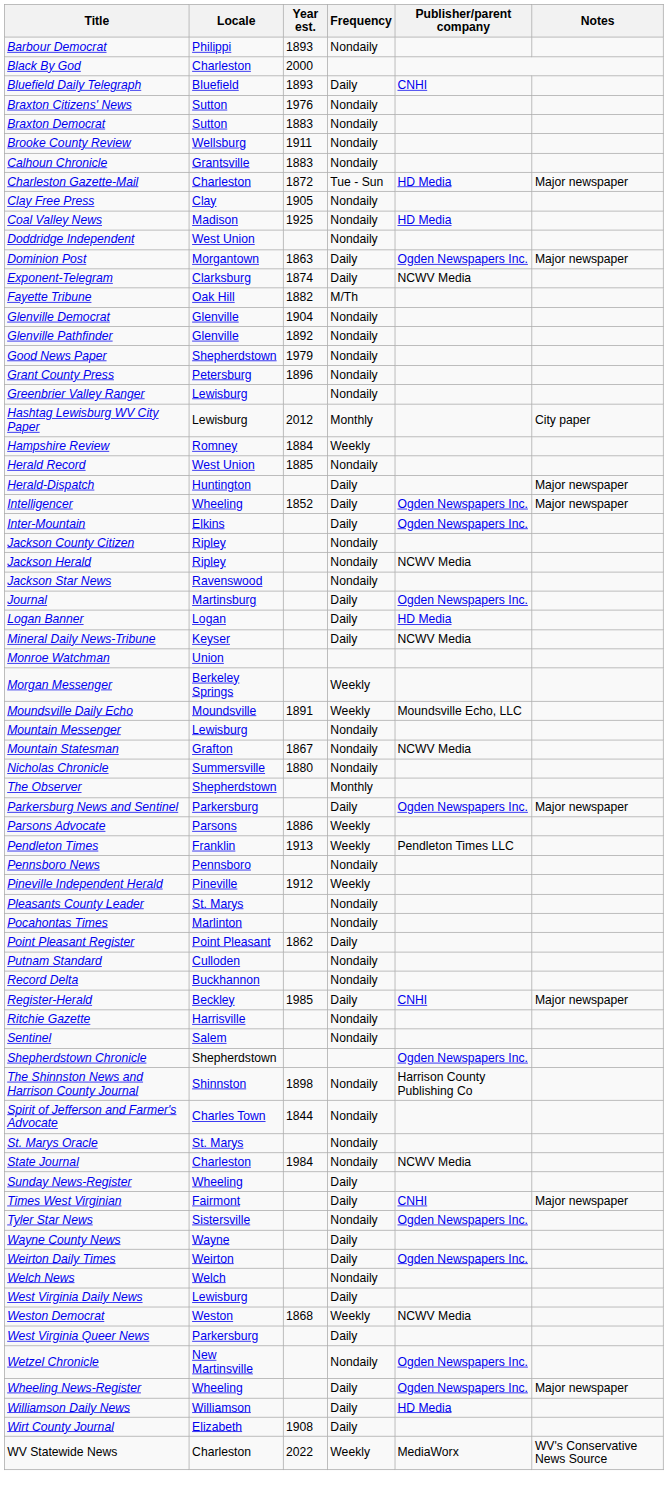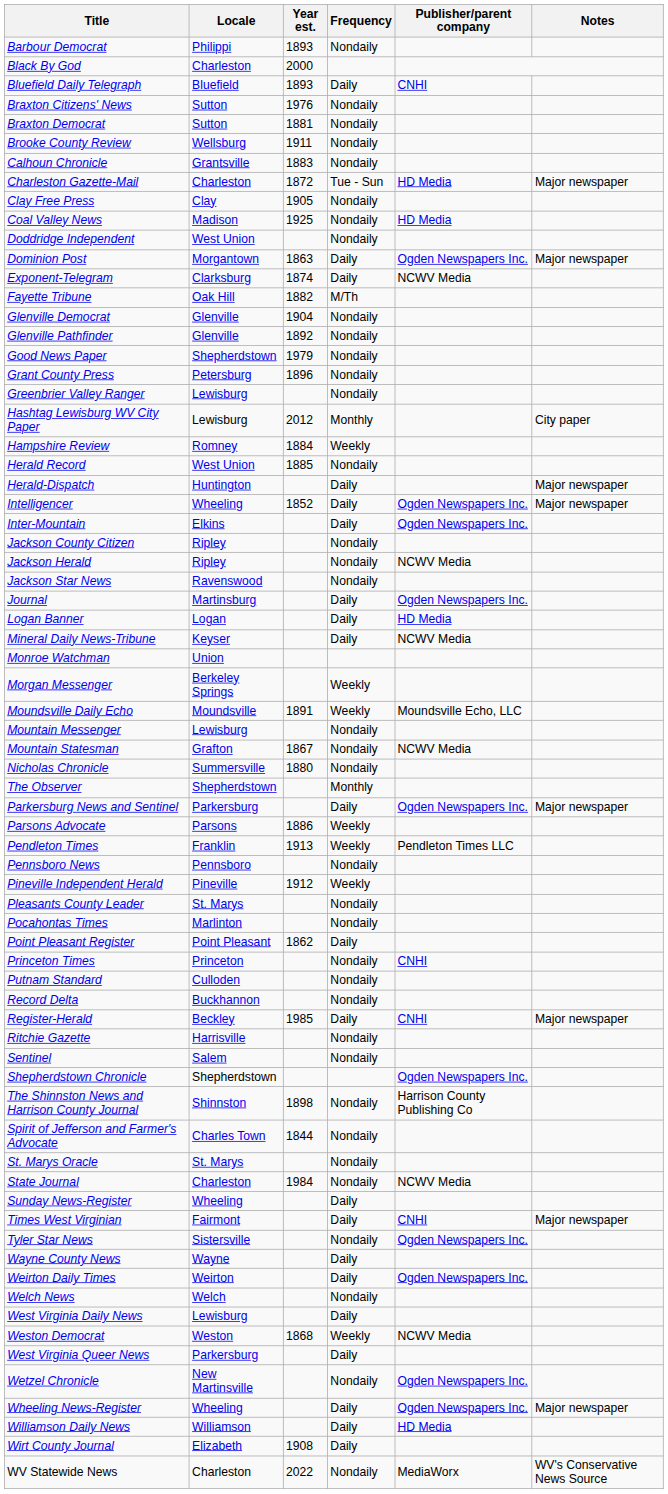(300, 124) 1883 -> (300, 124) 1881
+ row: (51, 961)
(350, 1453) Weekly -> (354, 1472) Nondaily
